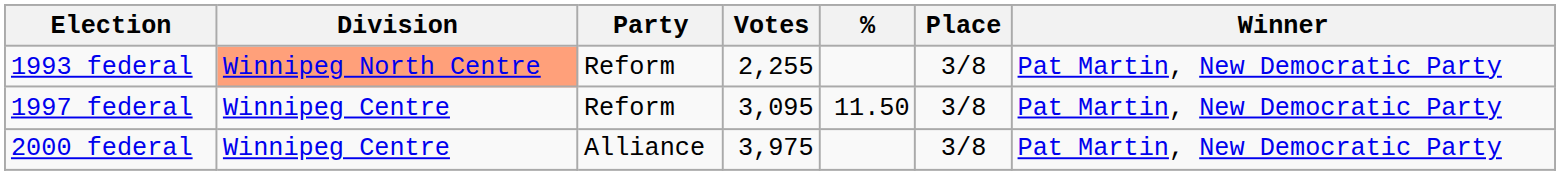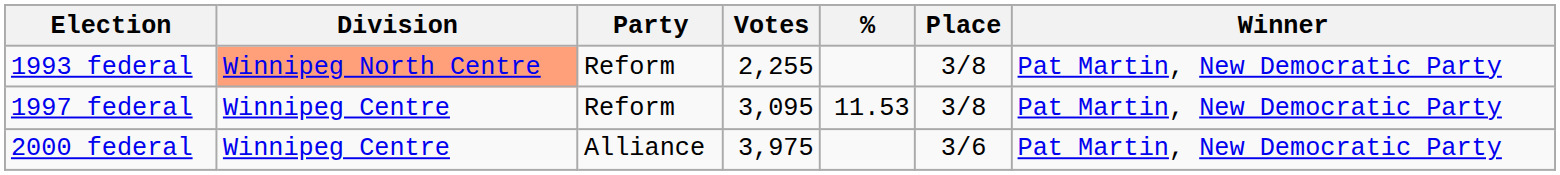(872, 108) 11.50 -> (872, 108) 11.53
(964, 149) 3/8 -> (964, 149) 3/6
